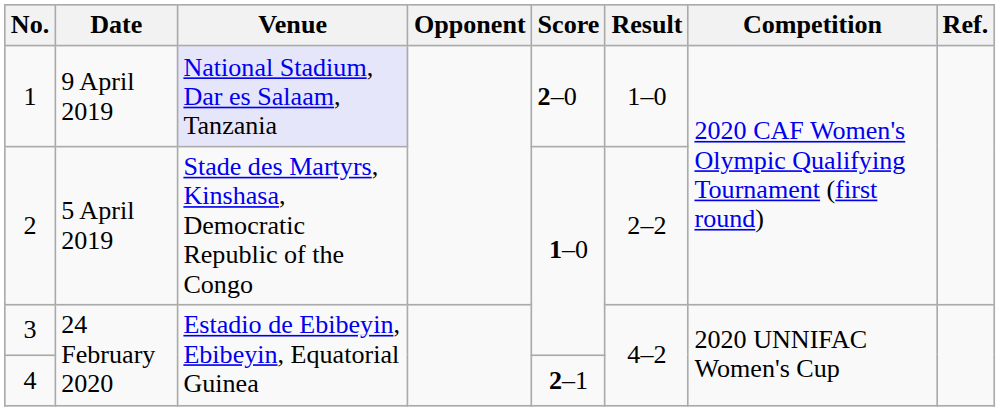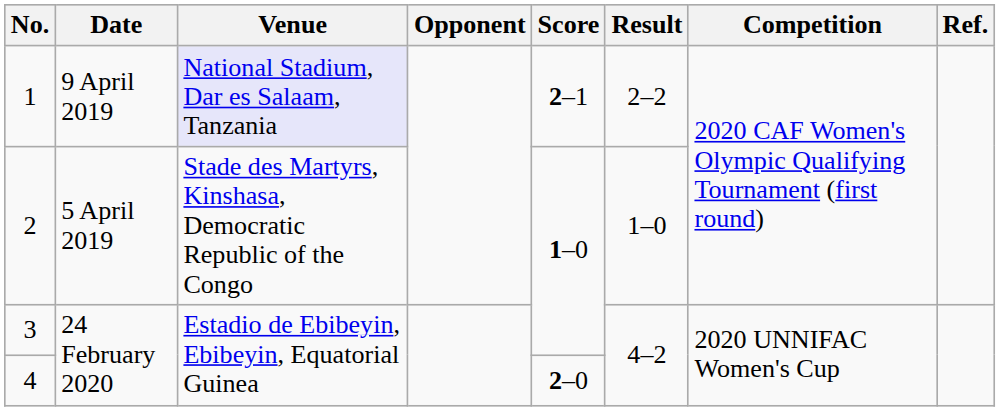(557, 95) 2–0 -> (568, 95) 2–1
(647, 95) 1–0 -> (647, 95) 2–2
(647, 225) 2–2 -> (647, 225) 1–0
(568, 379) 2–1 -> (568, 379) 2–0
